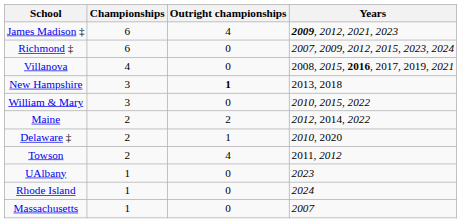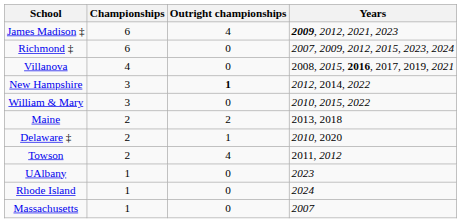(317, 84) 2013, 2018 -> (331, 84) 2012, 2014, 2022
(331, 119) 2012, 2014, 2022 -> (317, 119) 2013, 2018
